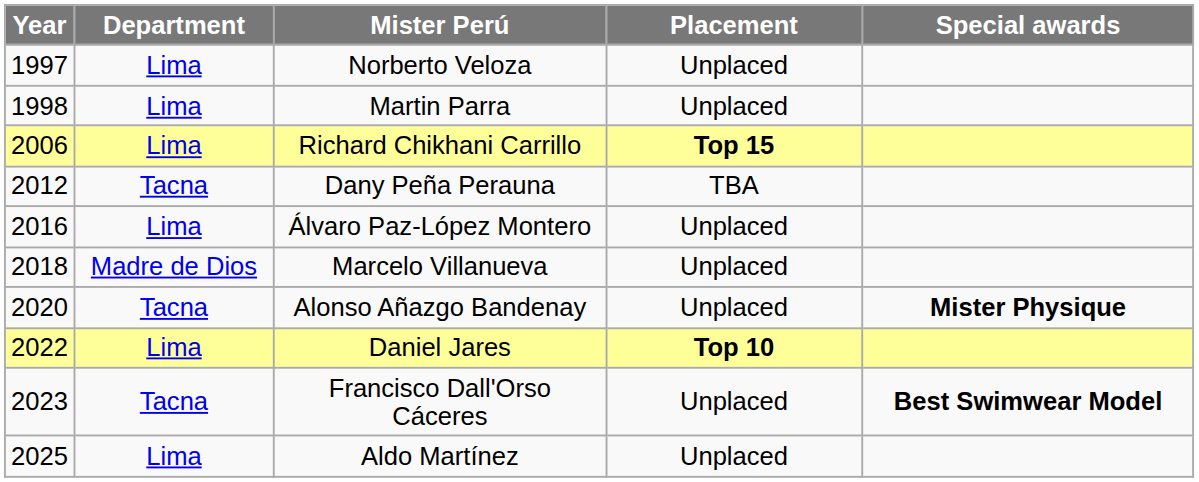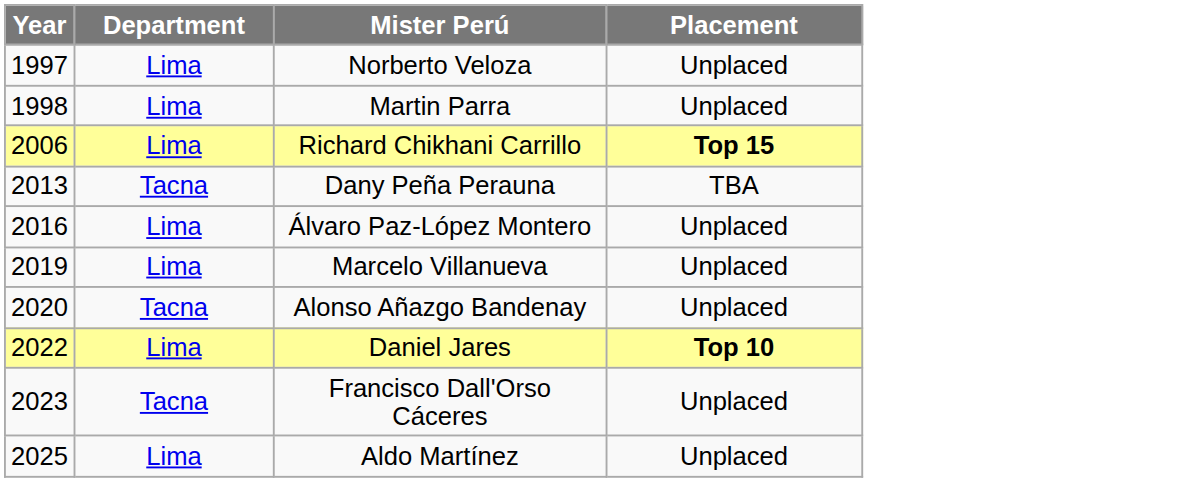- column: (1028, 25)
(39, 186) 2012 -> (39, 186) 2013
(39, 266) 2018 -> (39, 266) 2019
(174, 266) Madre de Dios -> (174, 266) Lima
